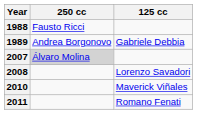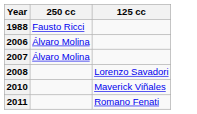- row: (17, 42)
+ row: (17, 42)
(61, 57) lightgrey background -> (61, 57) no background
